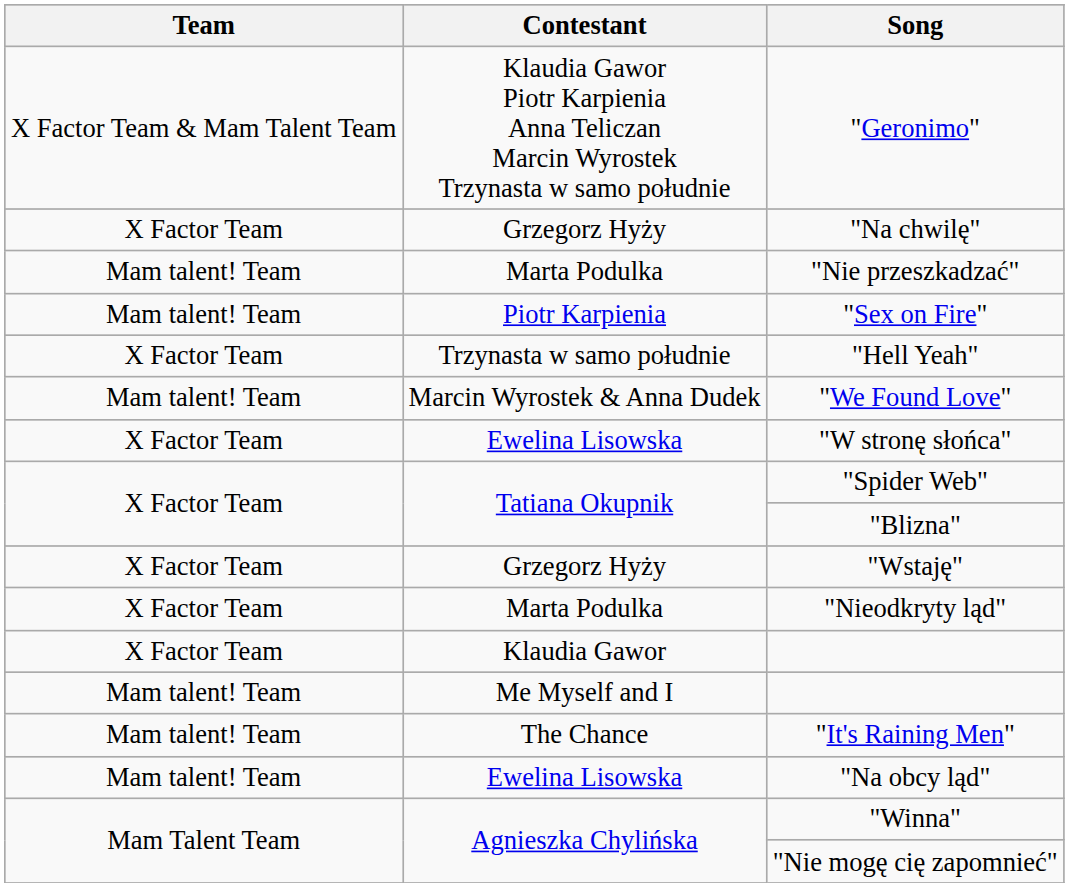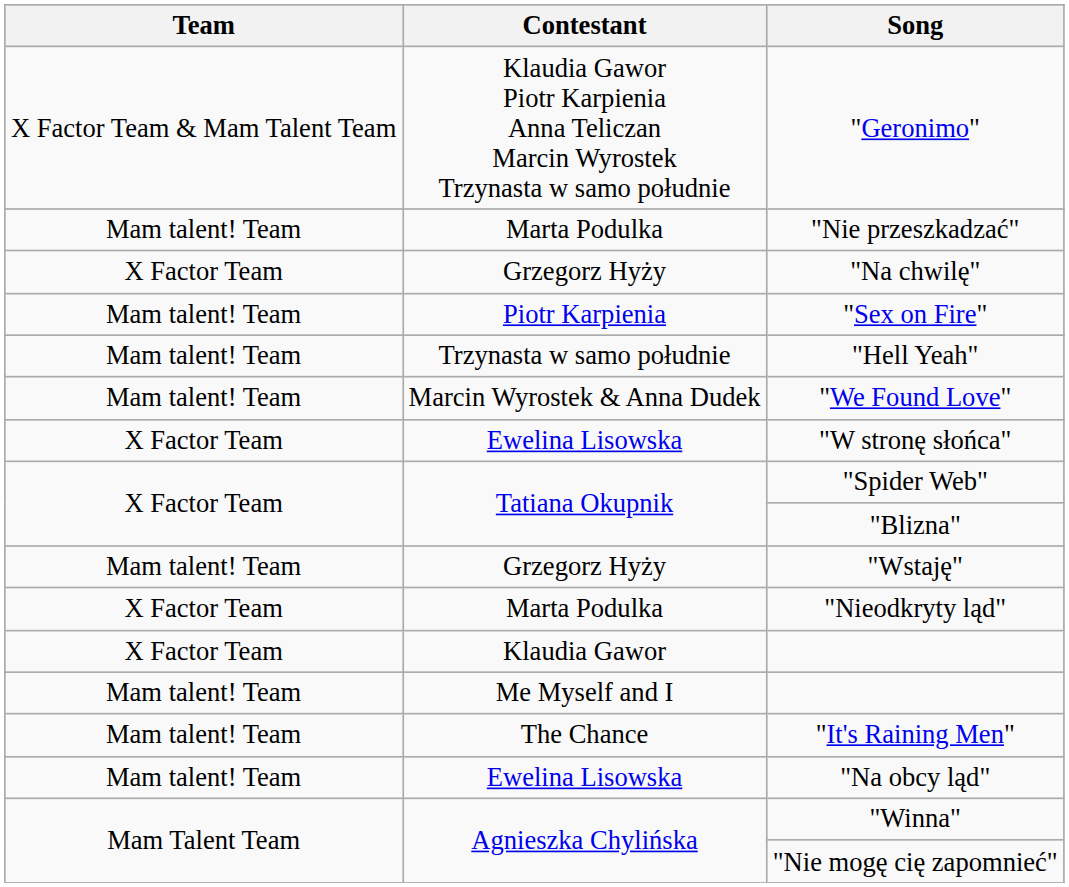rows swapped: (585, 229) <-> (585, 271)
(204, 355) X Factor Team -> (204, 355) Mam talent! Team
(204, 566) X Factor Team -> (204, 566) Mam talent! Team
